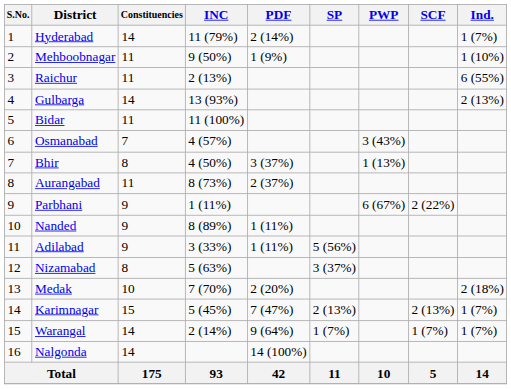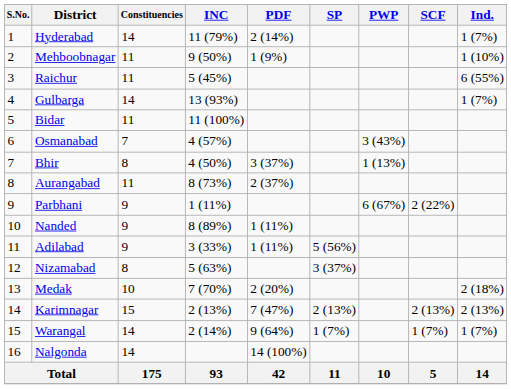(210, 78) 2 (13%) -> (210, 78) 5 (45%)
(482, 99) 2 (13%) -> (479, 99) 1 (7%)
(210, 309) 5 (45%) -> (210, 309) 2 (13%)
(479, 309) 1 (7%) -> (482, 309) 2 (13%)
